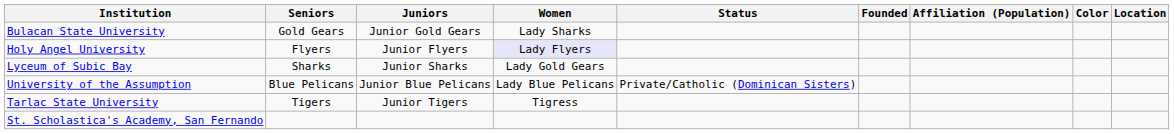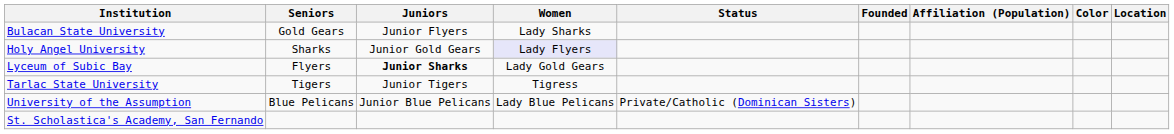(425, 31) Junior Gold Gears -> (425, 31) Junior Flyers
(311, 49) Flyers -> (311, 49) Sharks
(425, 49) Junior Flyers -> (425, 49) Junior Gold Gears
(311, 67) Sharks -> (311, 67) Flyers
(425, 67) normal -> (425, 67) bold
rows swapped: (83, 102) <-> (99, 85)
